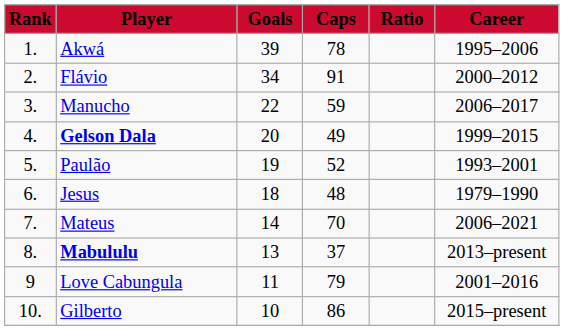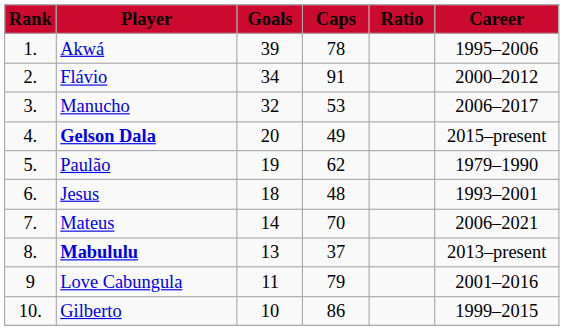(270, 106) 22 -> (270, 106) 32
(336, 106) 59 -> (336, 106) 53
(497, 135) 1999–2015 -> (497, 135) 2015–present
(336, 164) 52 -> (336, 164) 62
(497, 164) 1993–2001 -> (497, 164) 1979–1990
(497, 194) 1979–1990 -> (497, 194) 1993–2001
(497, 310) 2015–present -> (497, 310) 1999–2015
